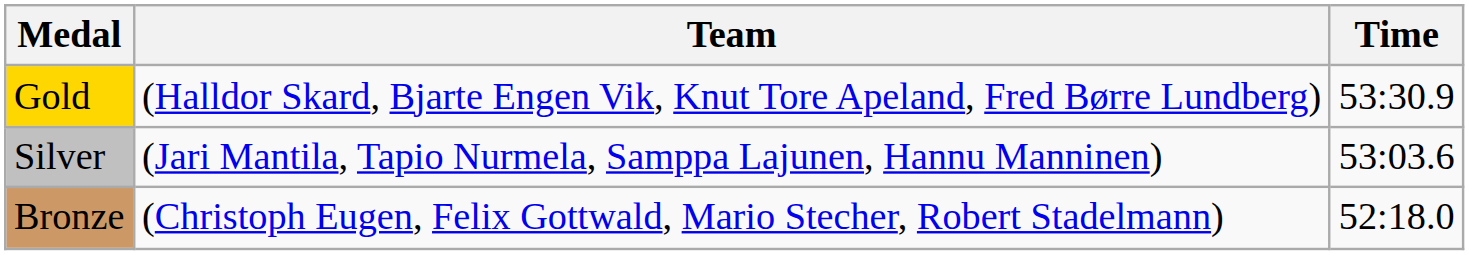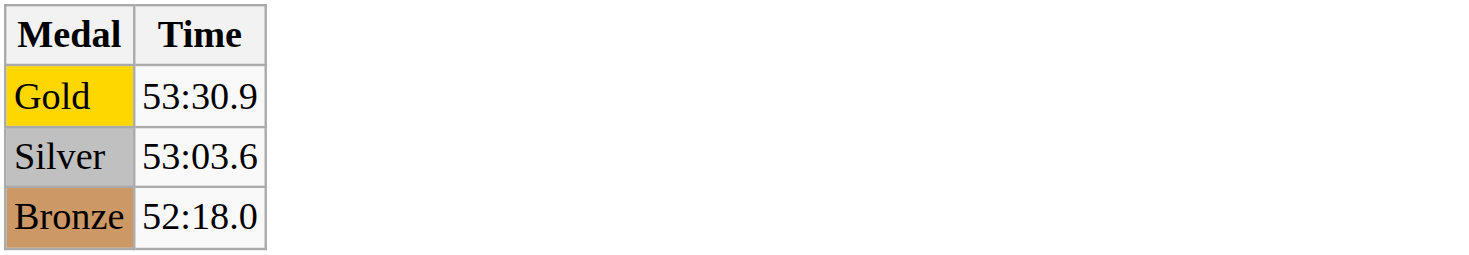- column: (732, 34)
